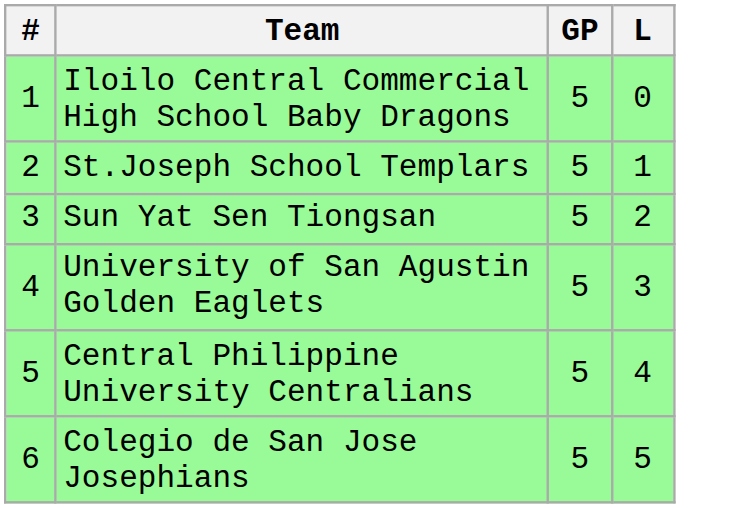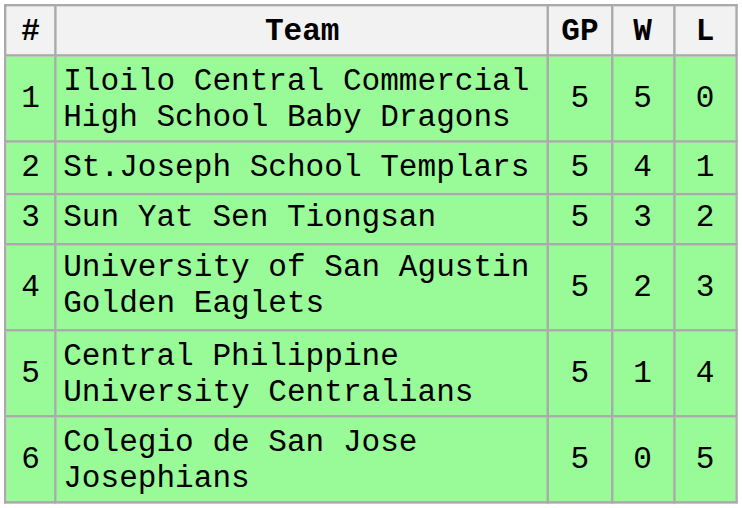+ column: (643, 31)
